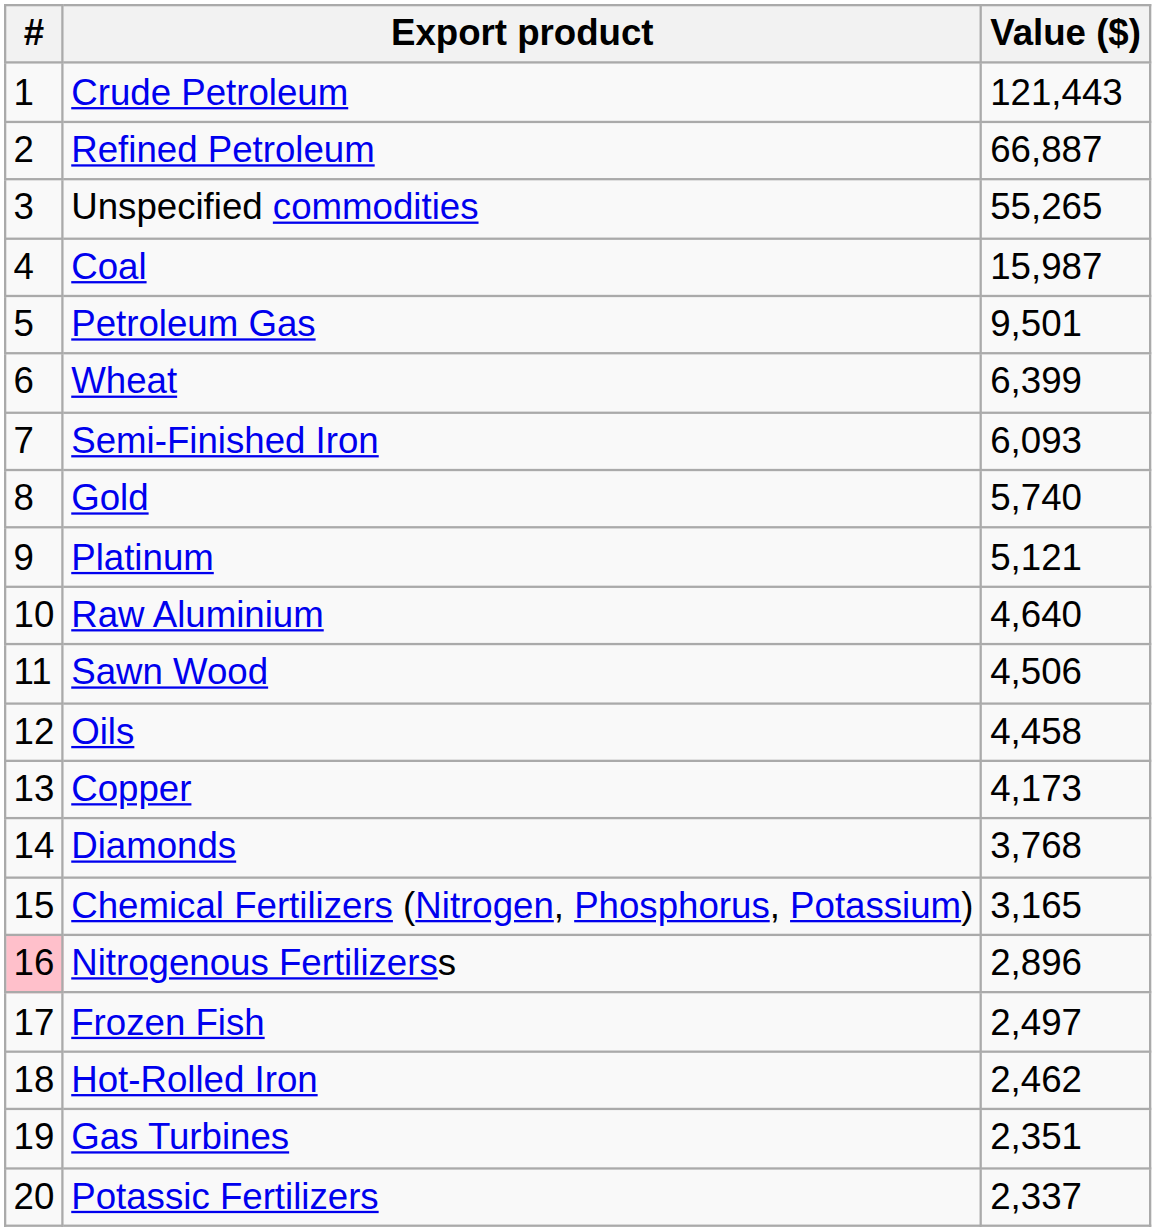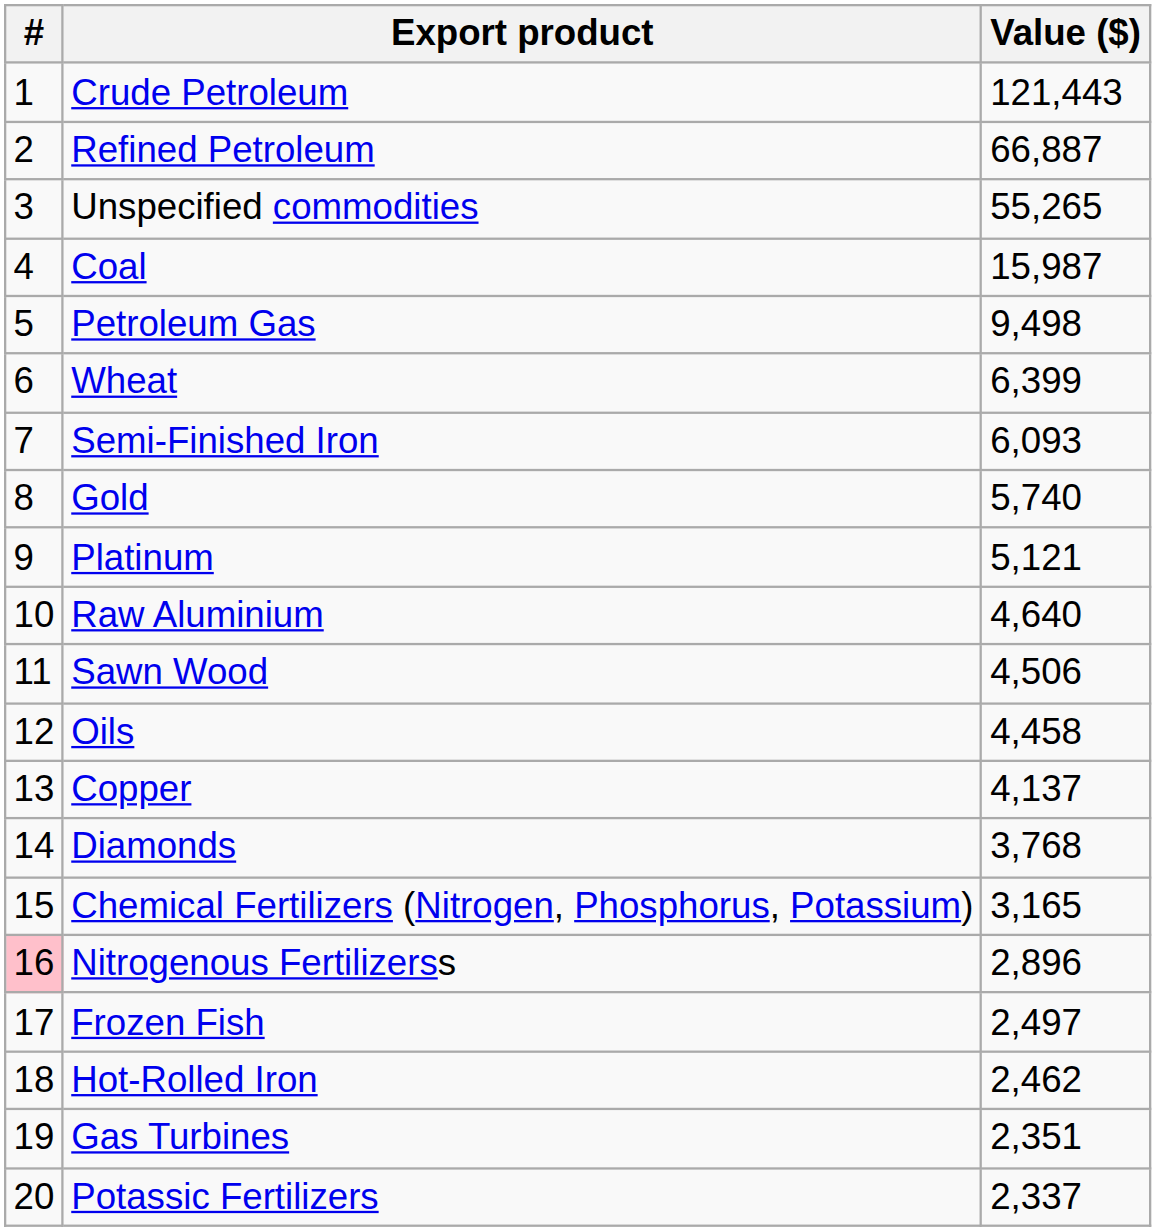(1036, 324) 9,501 -> (1036, 324) 9,498
(1036, 788) 4,173 -> (1036, 788) 4,137
